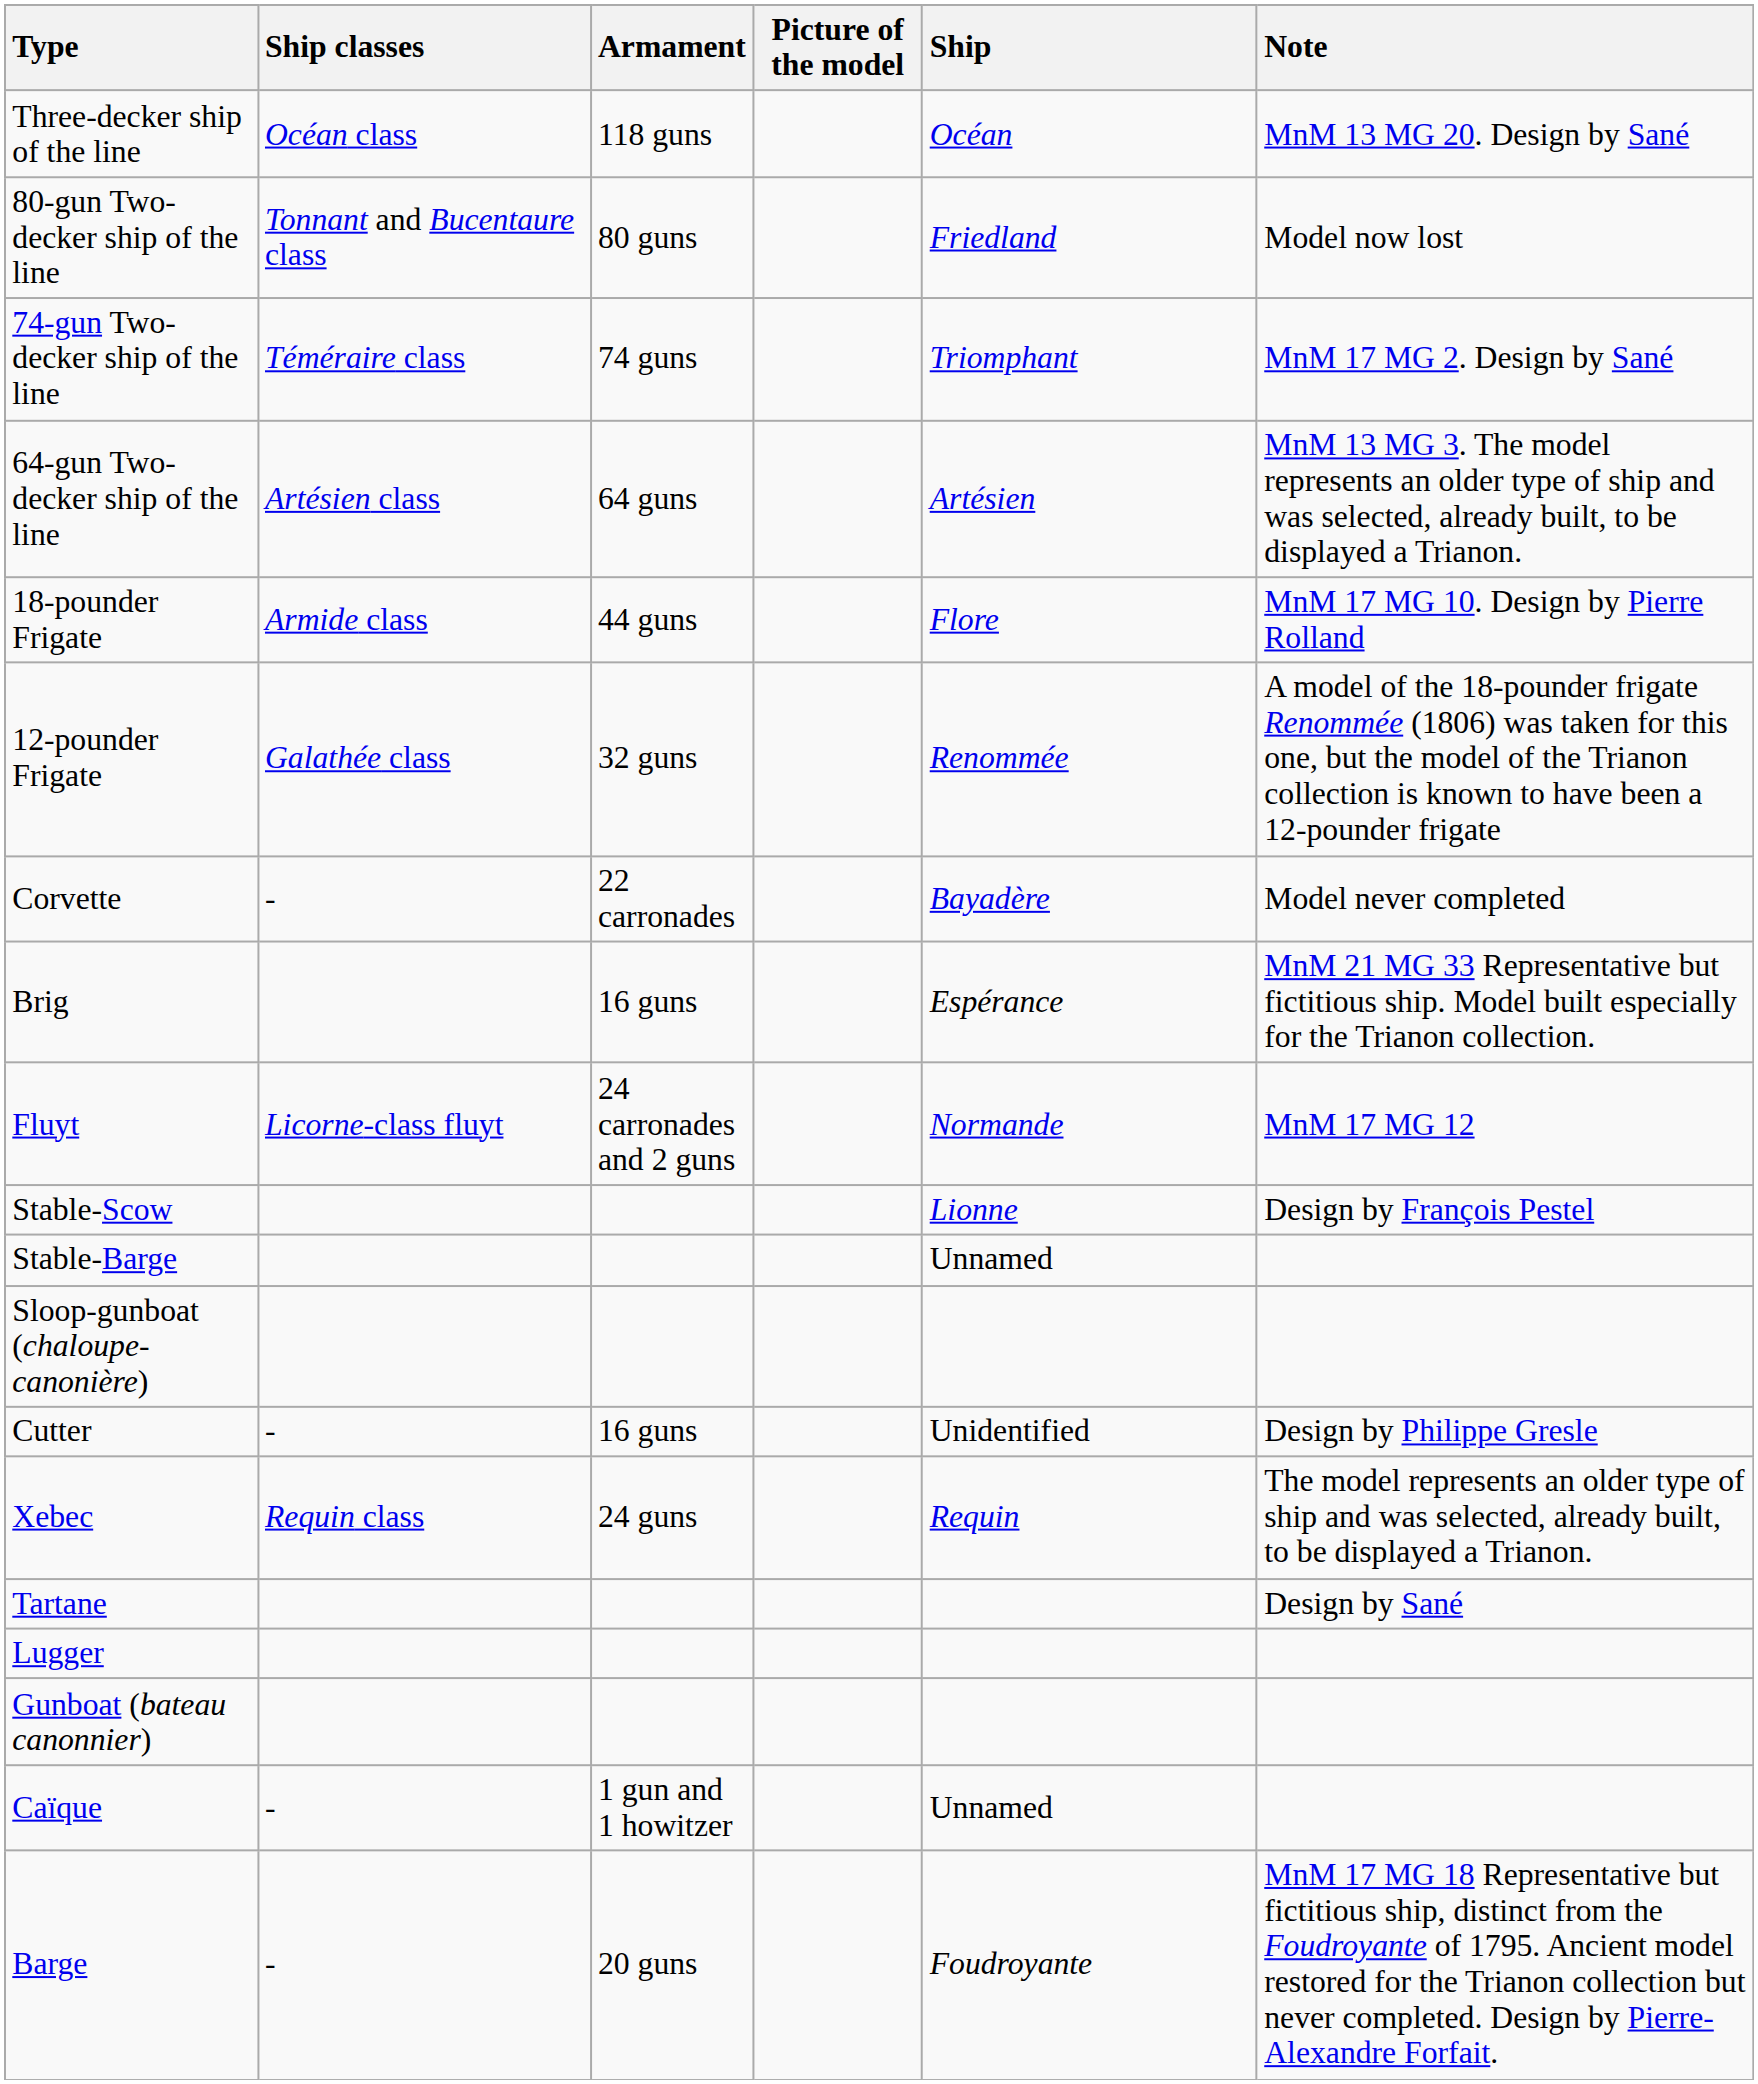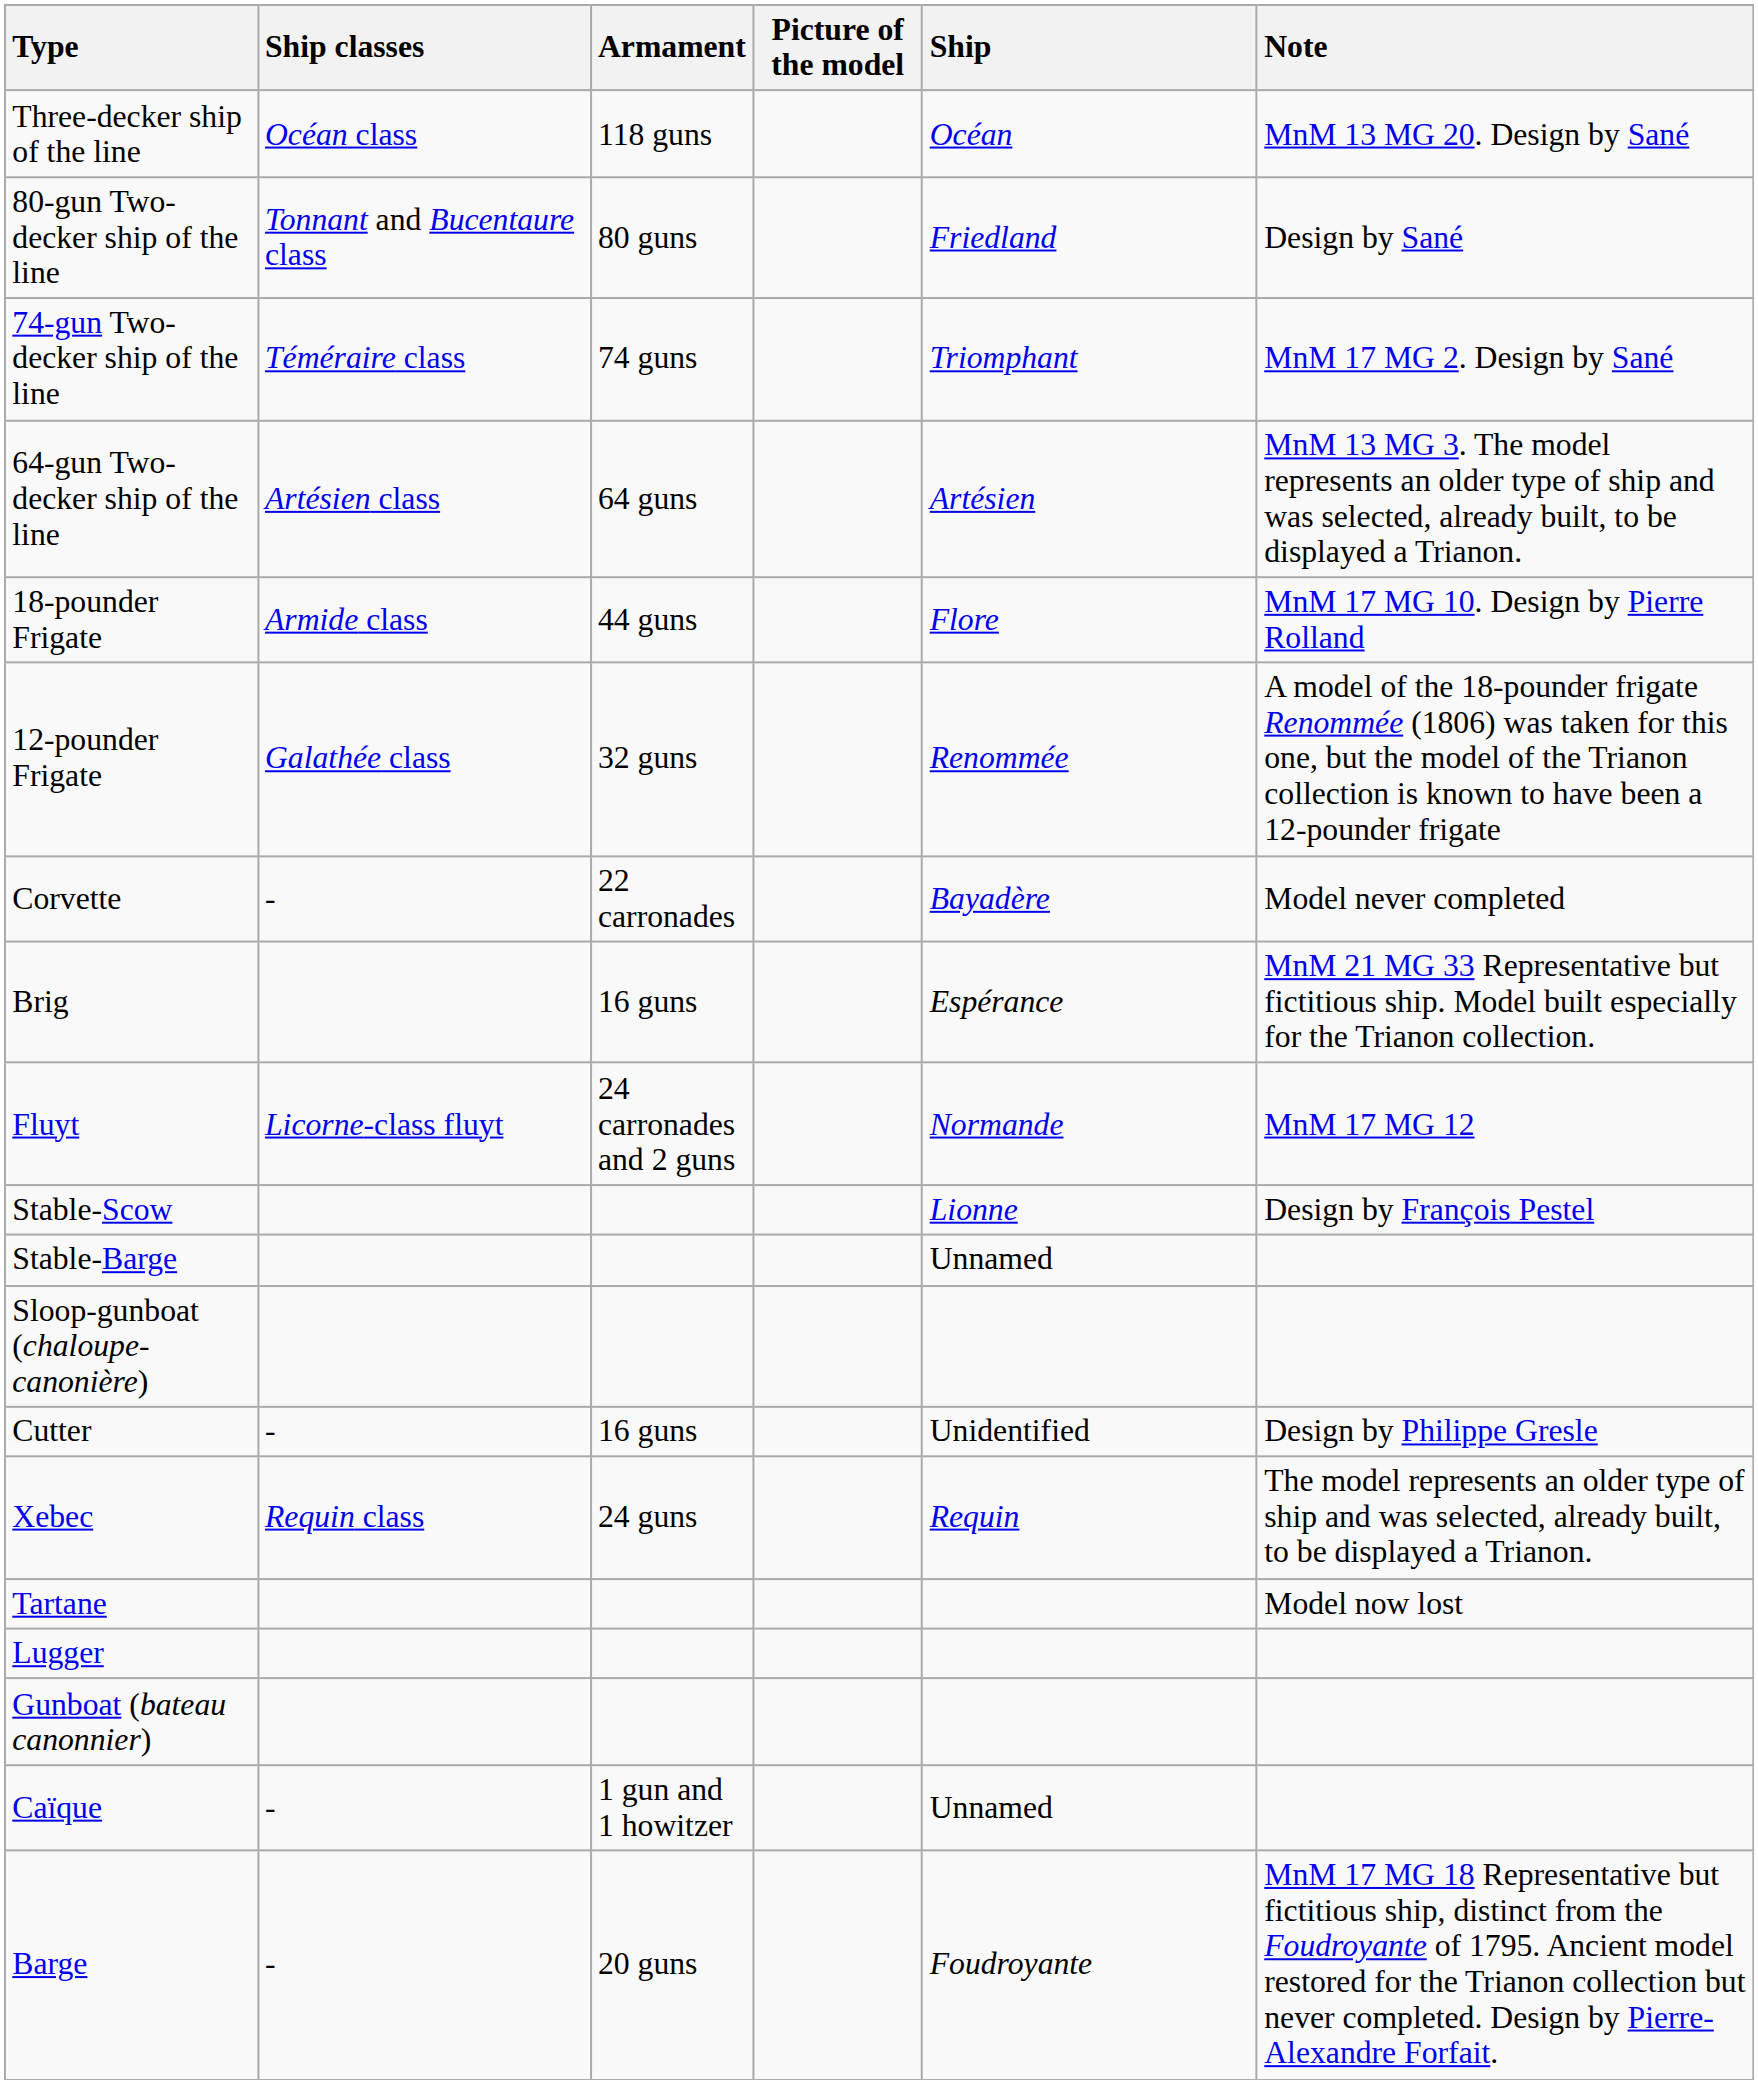(1364, 237) Model now lost -> (1364, 237) Design by Sané
(1364, 1602) Design by Sané -> (1364, 1602) Model now lost
